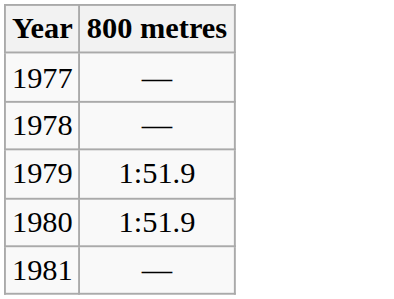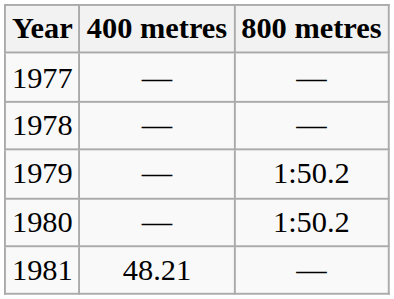+ column: (157, 28)
(157, 173) 1:51.9 -> (311, 173) 1:50.2
(157, 221) 1:51.9 -> (311, 221) 1:50.2
